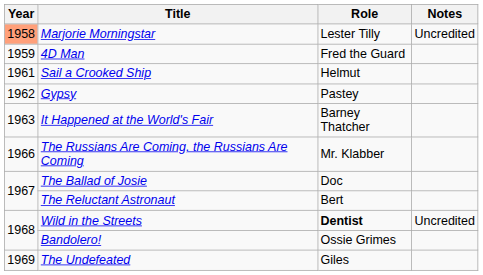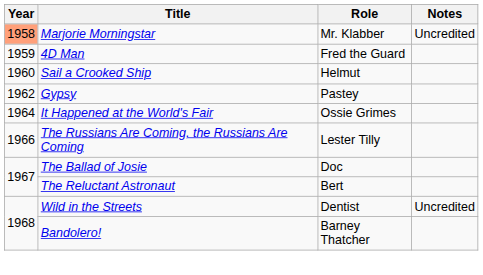(350, 34) Lester Tilly -> (352, 34) Mr. Klabber
(21, 73) 1961 -> (21, 73) 1960
(21, 120) 1963 -> (21, 113) 1964
(345, 120) Barney Thatcher -> (358, 113) Ossie Grimes
(352, 154) Mr. Klabber -> (350, 140) Lester Tilly
(342, 220) bold -> (340, 206) normal
(358, 240) Ossie Grimes -> (345, 233) Barney Thatcher
- row: (86, 260)
